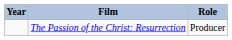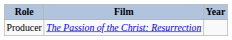columns swapped: (16, 12) <-> (208, 12)
